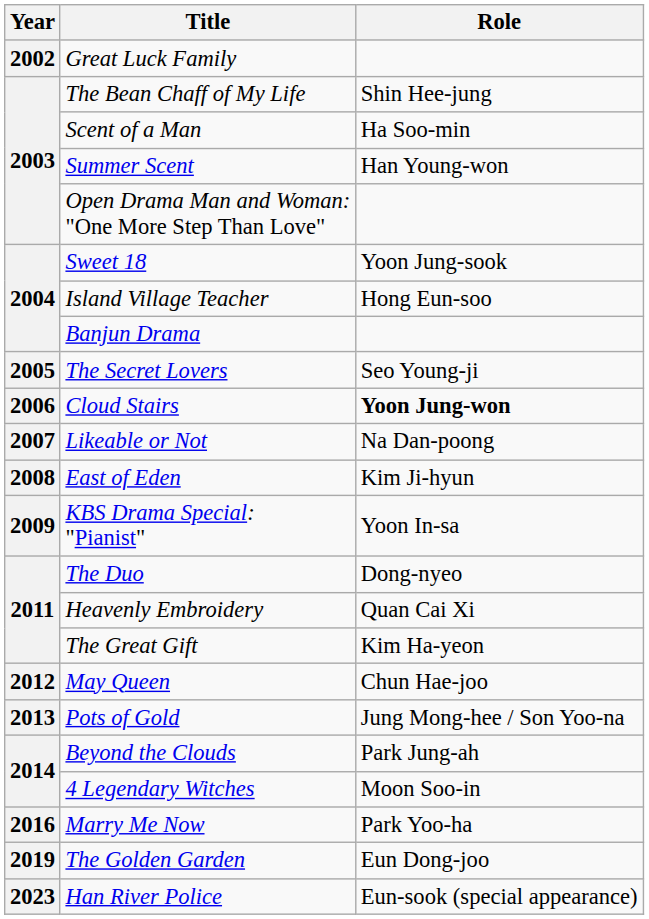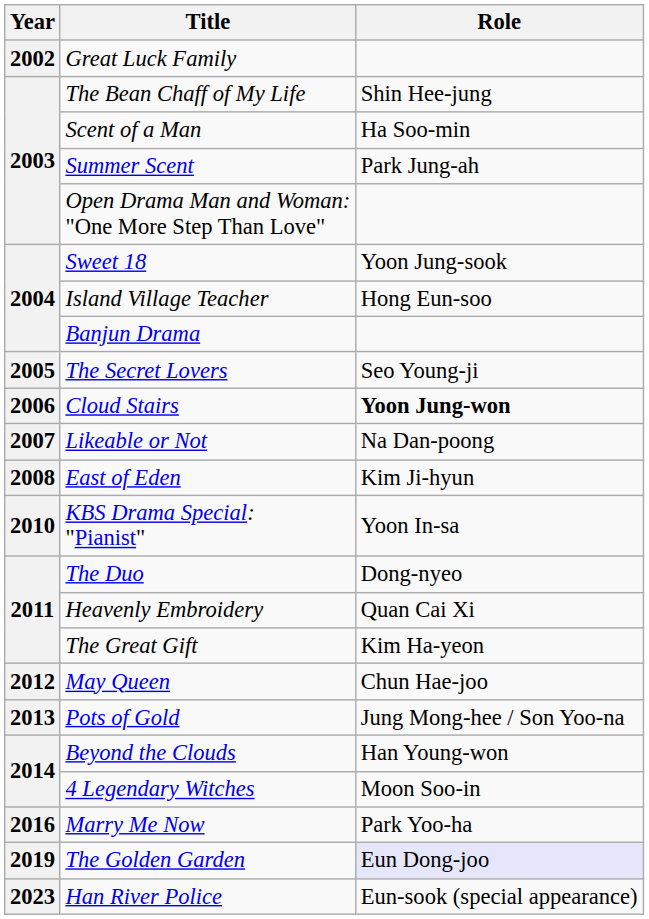(435, 165) Han Young-won -> (420, 165) Park Jung-ah
(32, 525) 2009 -> (32, 525) 2010
(420, 752) Park Jung-ah -> (435, 752) Han Young-won
(425, 860) no background -> (425, 860) lavender background
